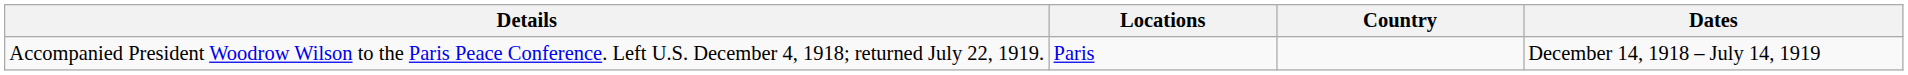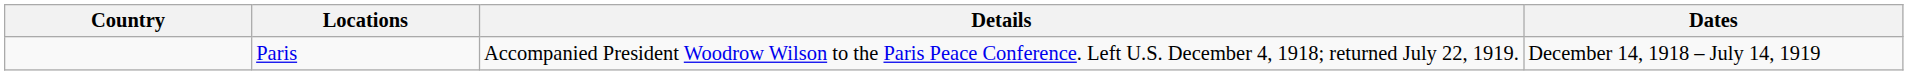columns swapped: (1400, 20) <-> (527, 20)
